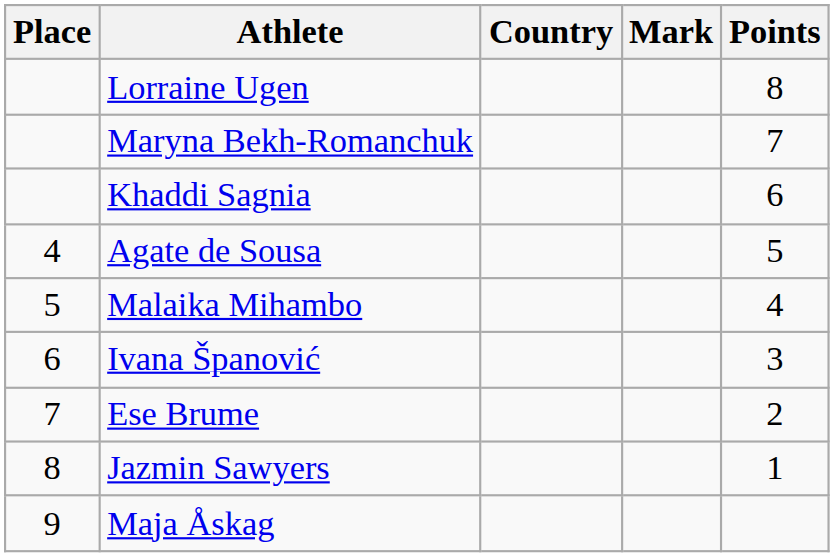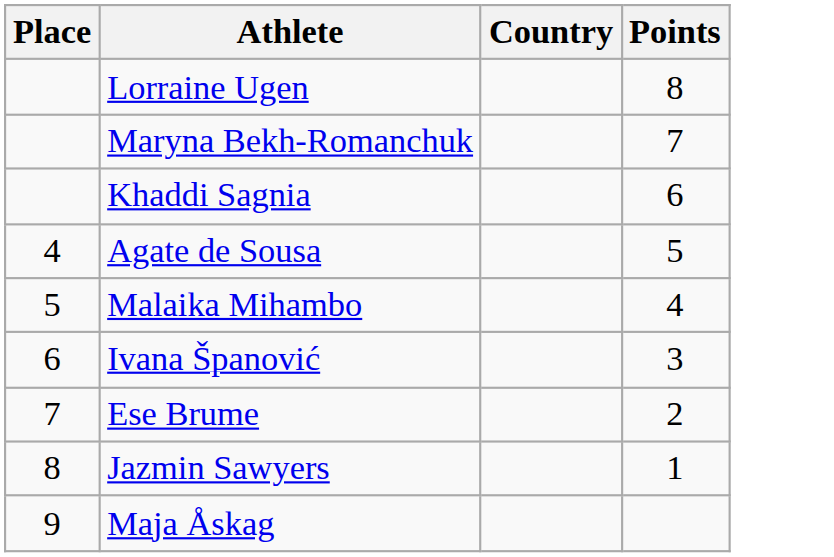- column: (671, 31)
